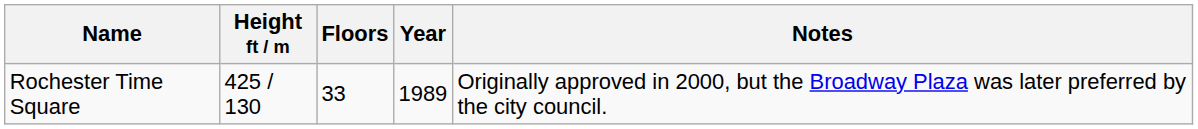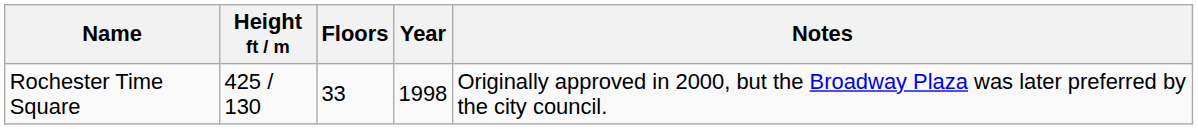(423, 93) 1989 -> (423, 93) 1998
